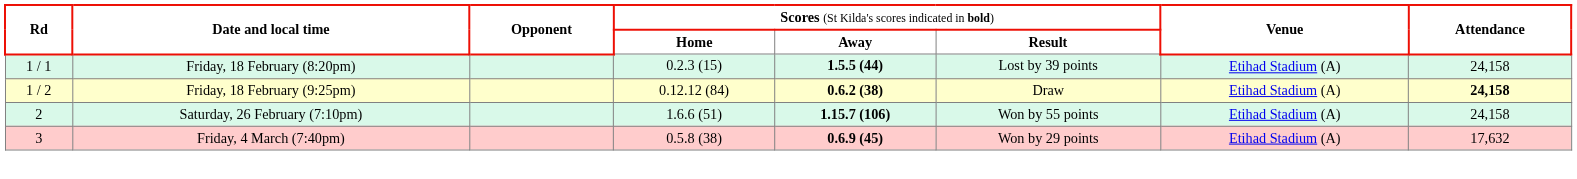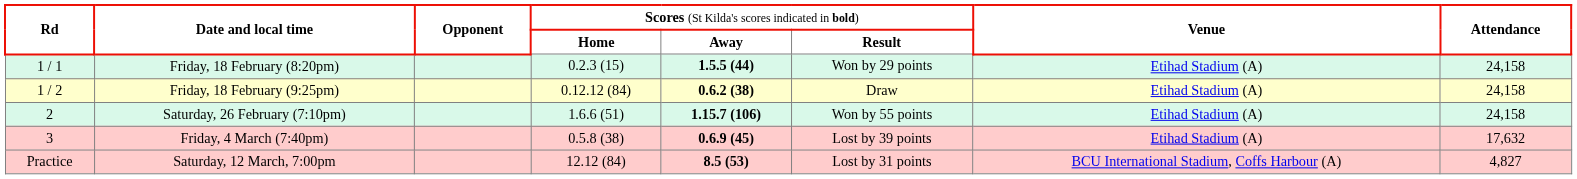(1048, 66) Lost by 39 points -> (882, 66) Won by 29 points
(1490, 90) bold -> (1506, 90) normal
(1048, 137) Won by 29 points -> (882, 137) Lost by 39 points
+ row: (254, 161)
